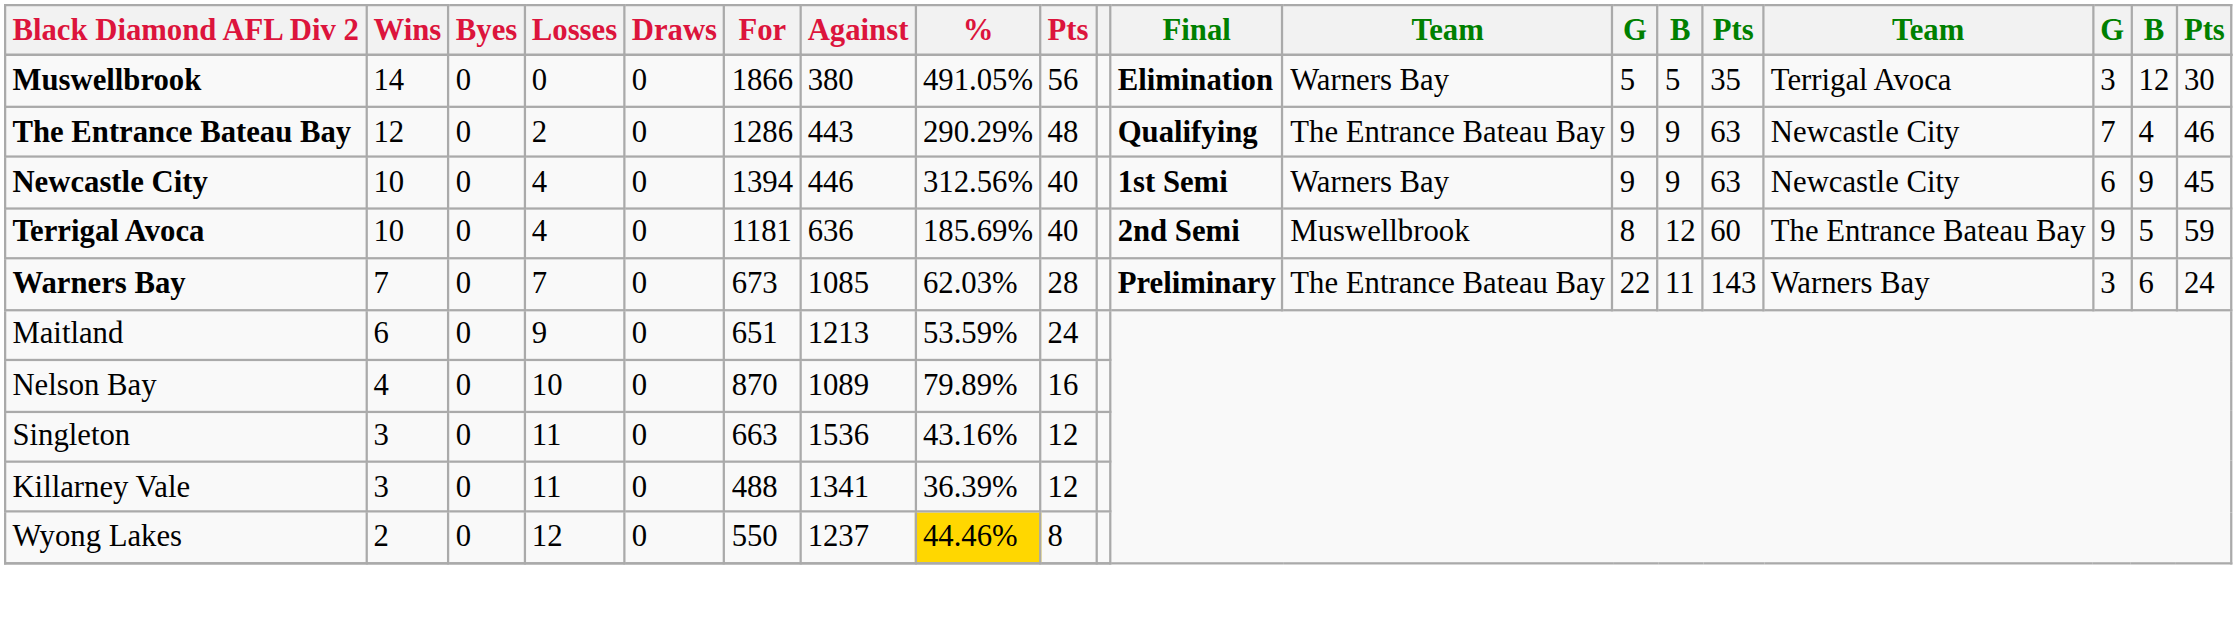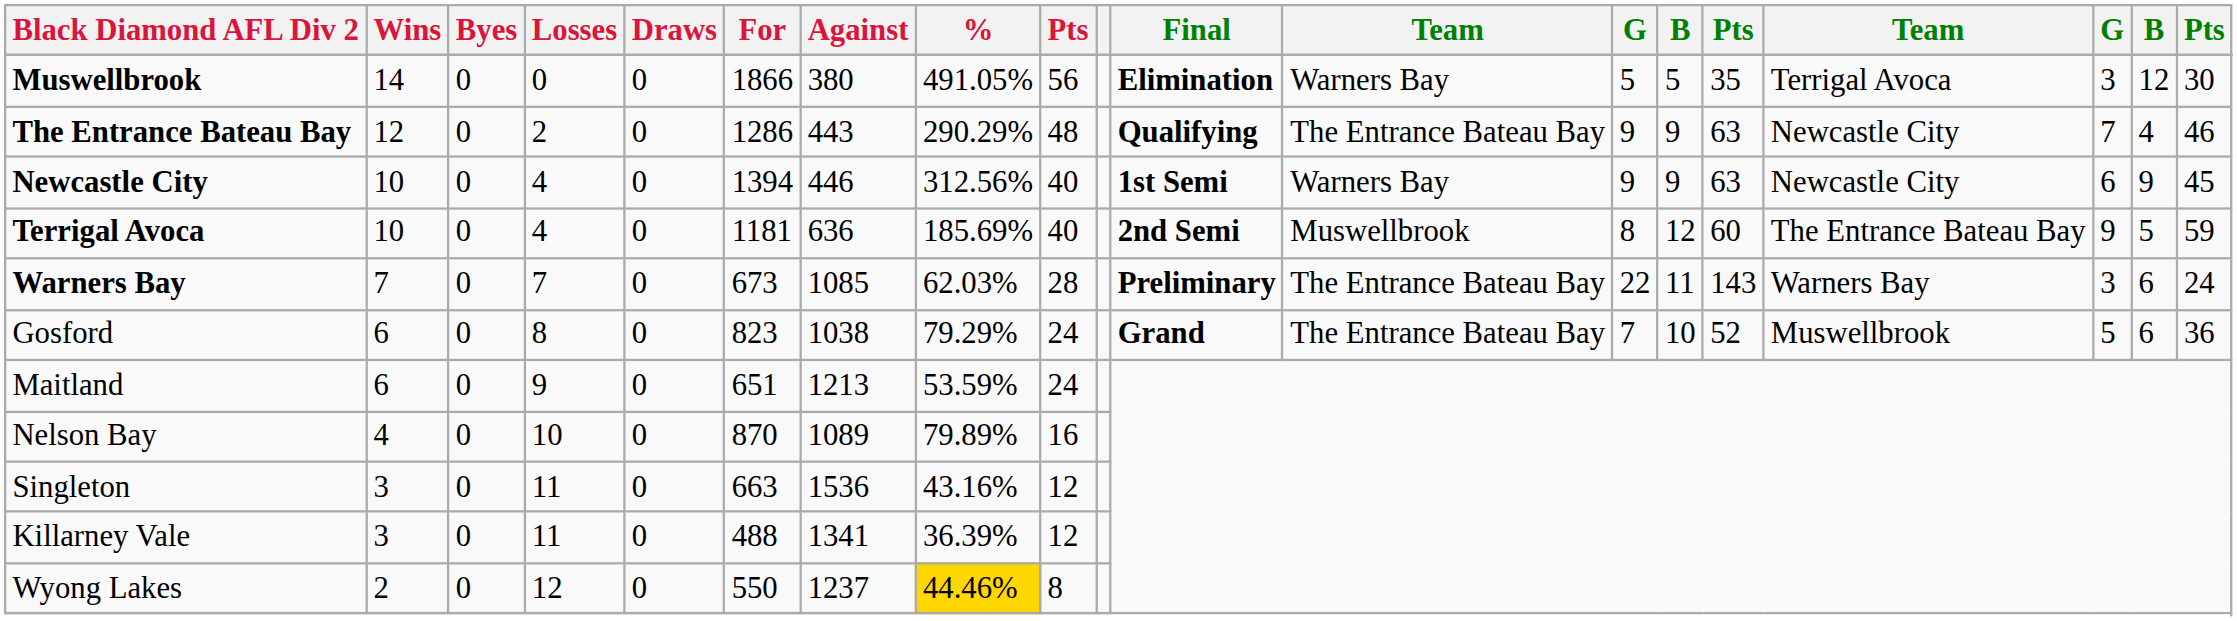+ row: (63, 333)
